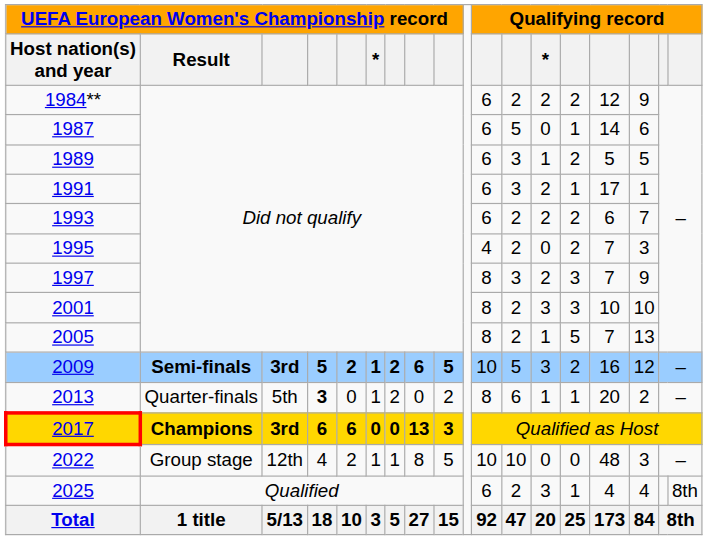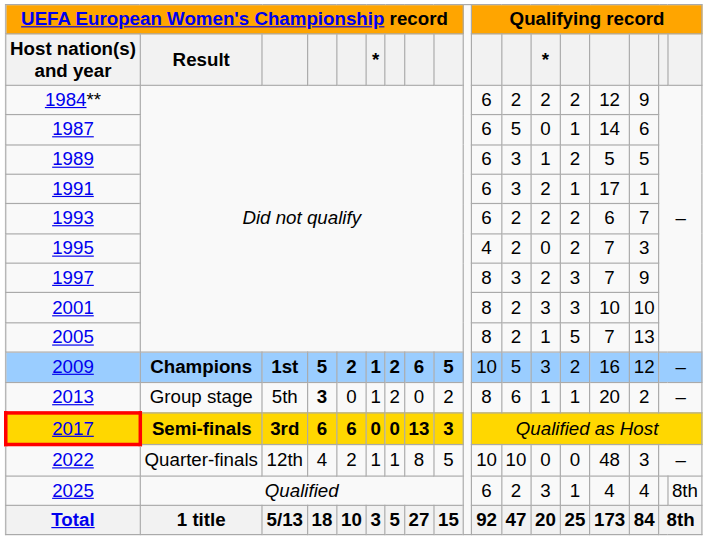(201, 366) Semi-finals -> (201, 366) Champions
(285, 366) 3rd -> (285, 366) 1st
(201, 397) Quarter-finals -> (201, 397) Group stage
(202, 428) Champions -> (202, 428) Semi-finals
(201, 460) Group stage -> (201, 460) Quarter-finals
